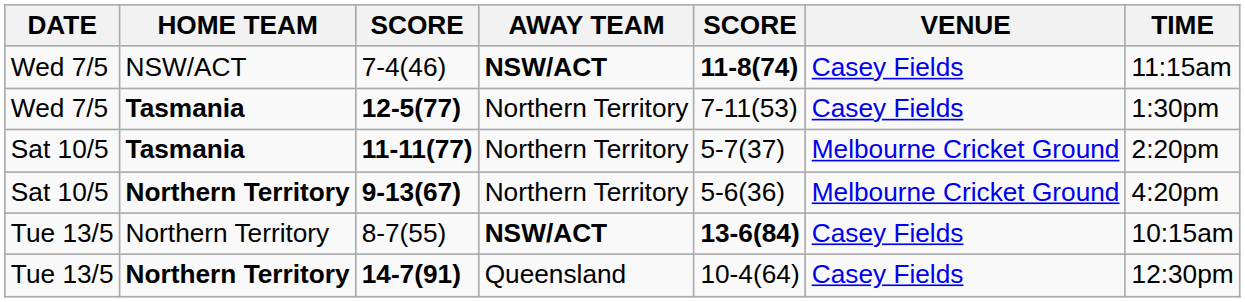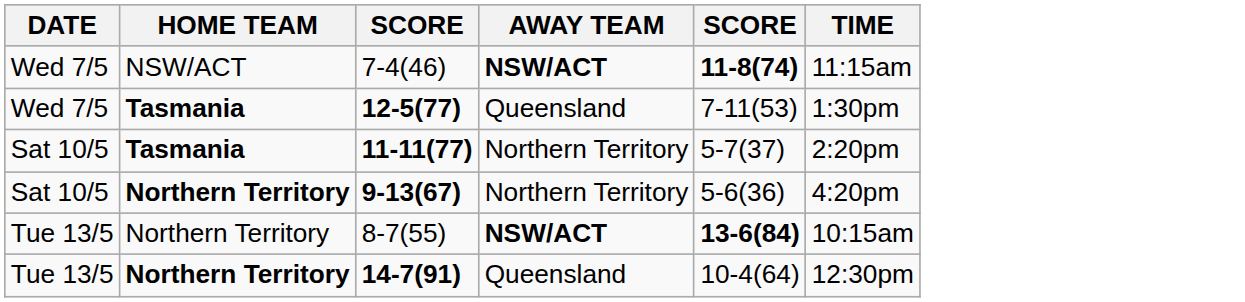- column: (966, 25)
(587, 108) Northern Territory -> (555, 108) Queensland
